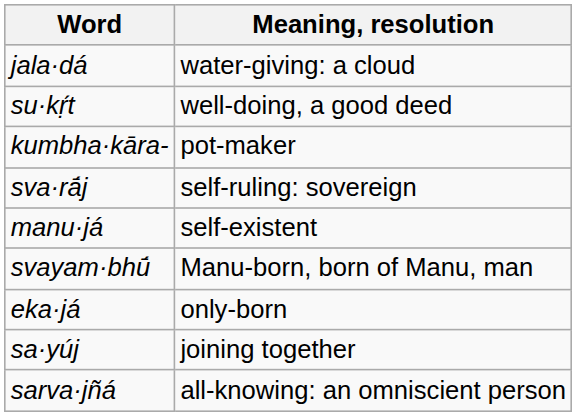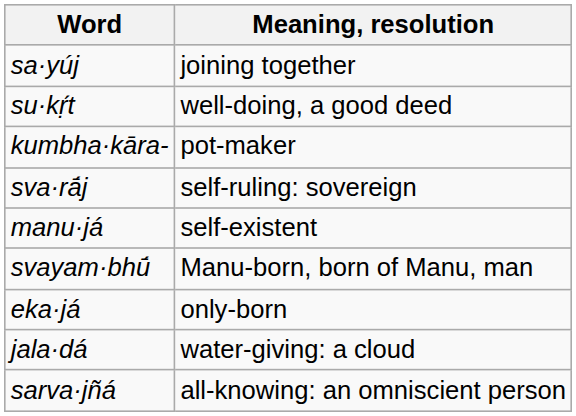rows swapped: (45, 349) <-> (49, 65)
